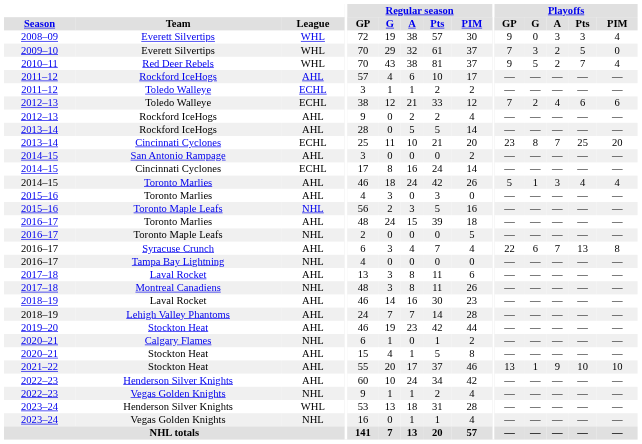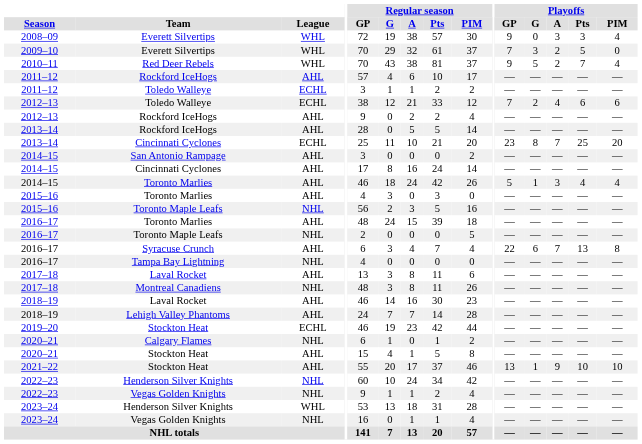(313, 169) ECHL -> (313, 169) AHL
(313, 327) AHL -> (313, 327) ECHL
(313, 380) AHL -> (313, 380) NHL
